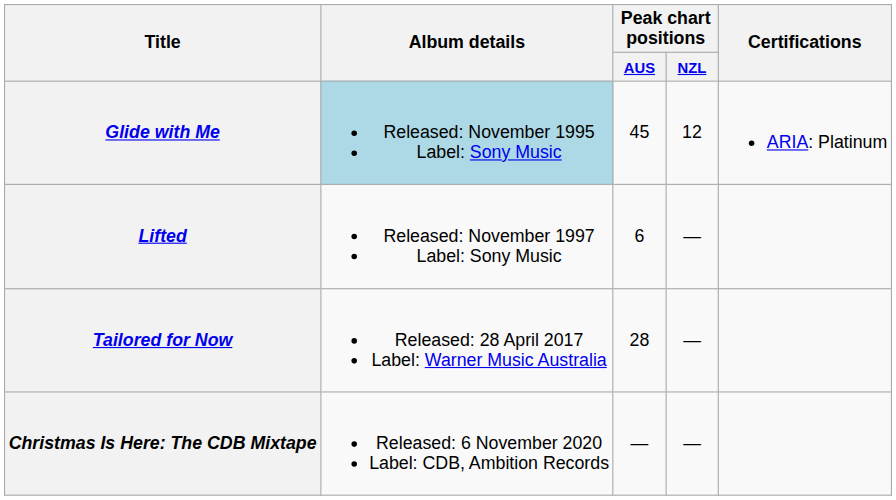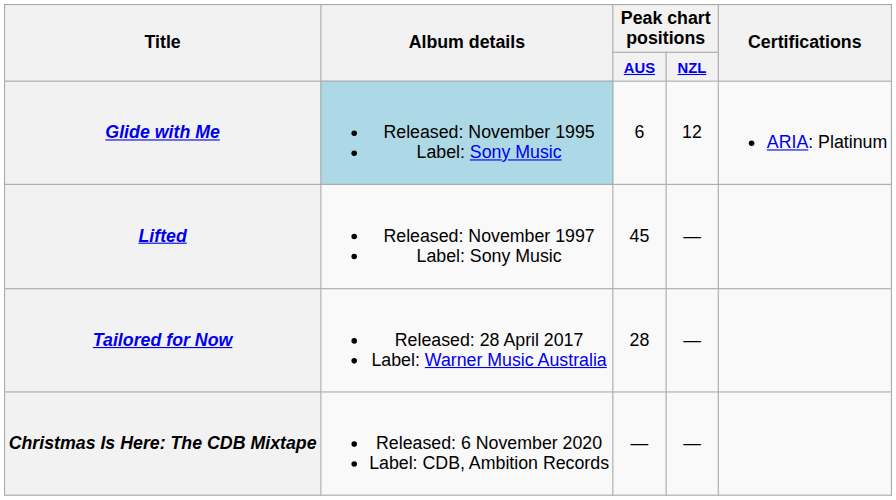(639, 132) 45 -> (639, 132) 6
(639, 236) 6 -> (639, 236) 45
